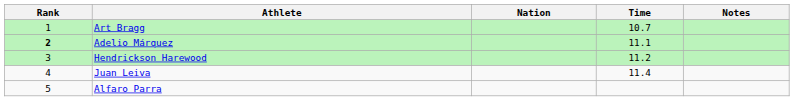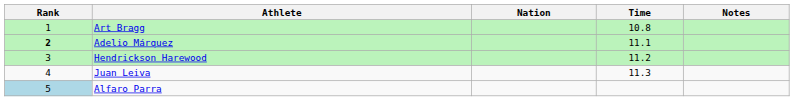(640, 27) 10.7 -> (640, 27) 10.8
(640, 73) 11.4 -> (640, 73) 11.3
(48, 88) no background -> (48, 88) lightblue background
